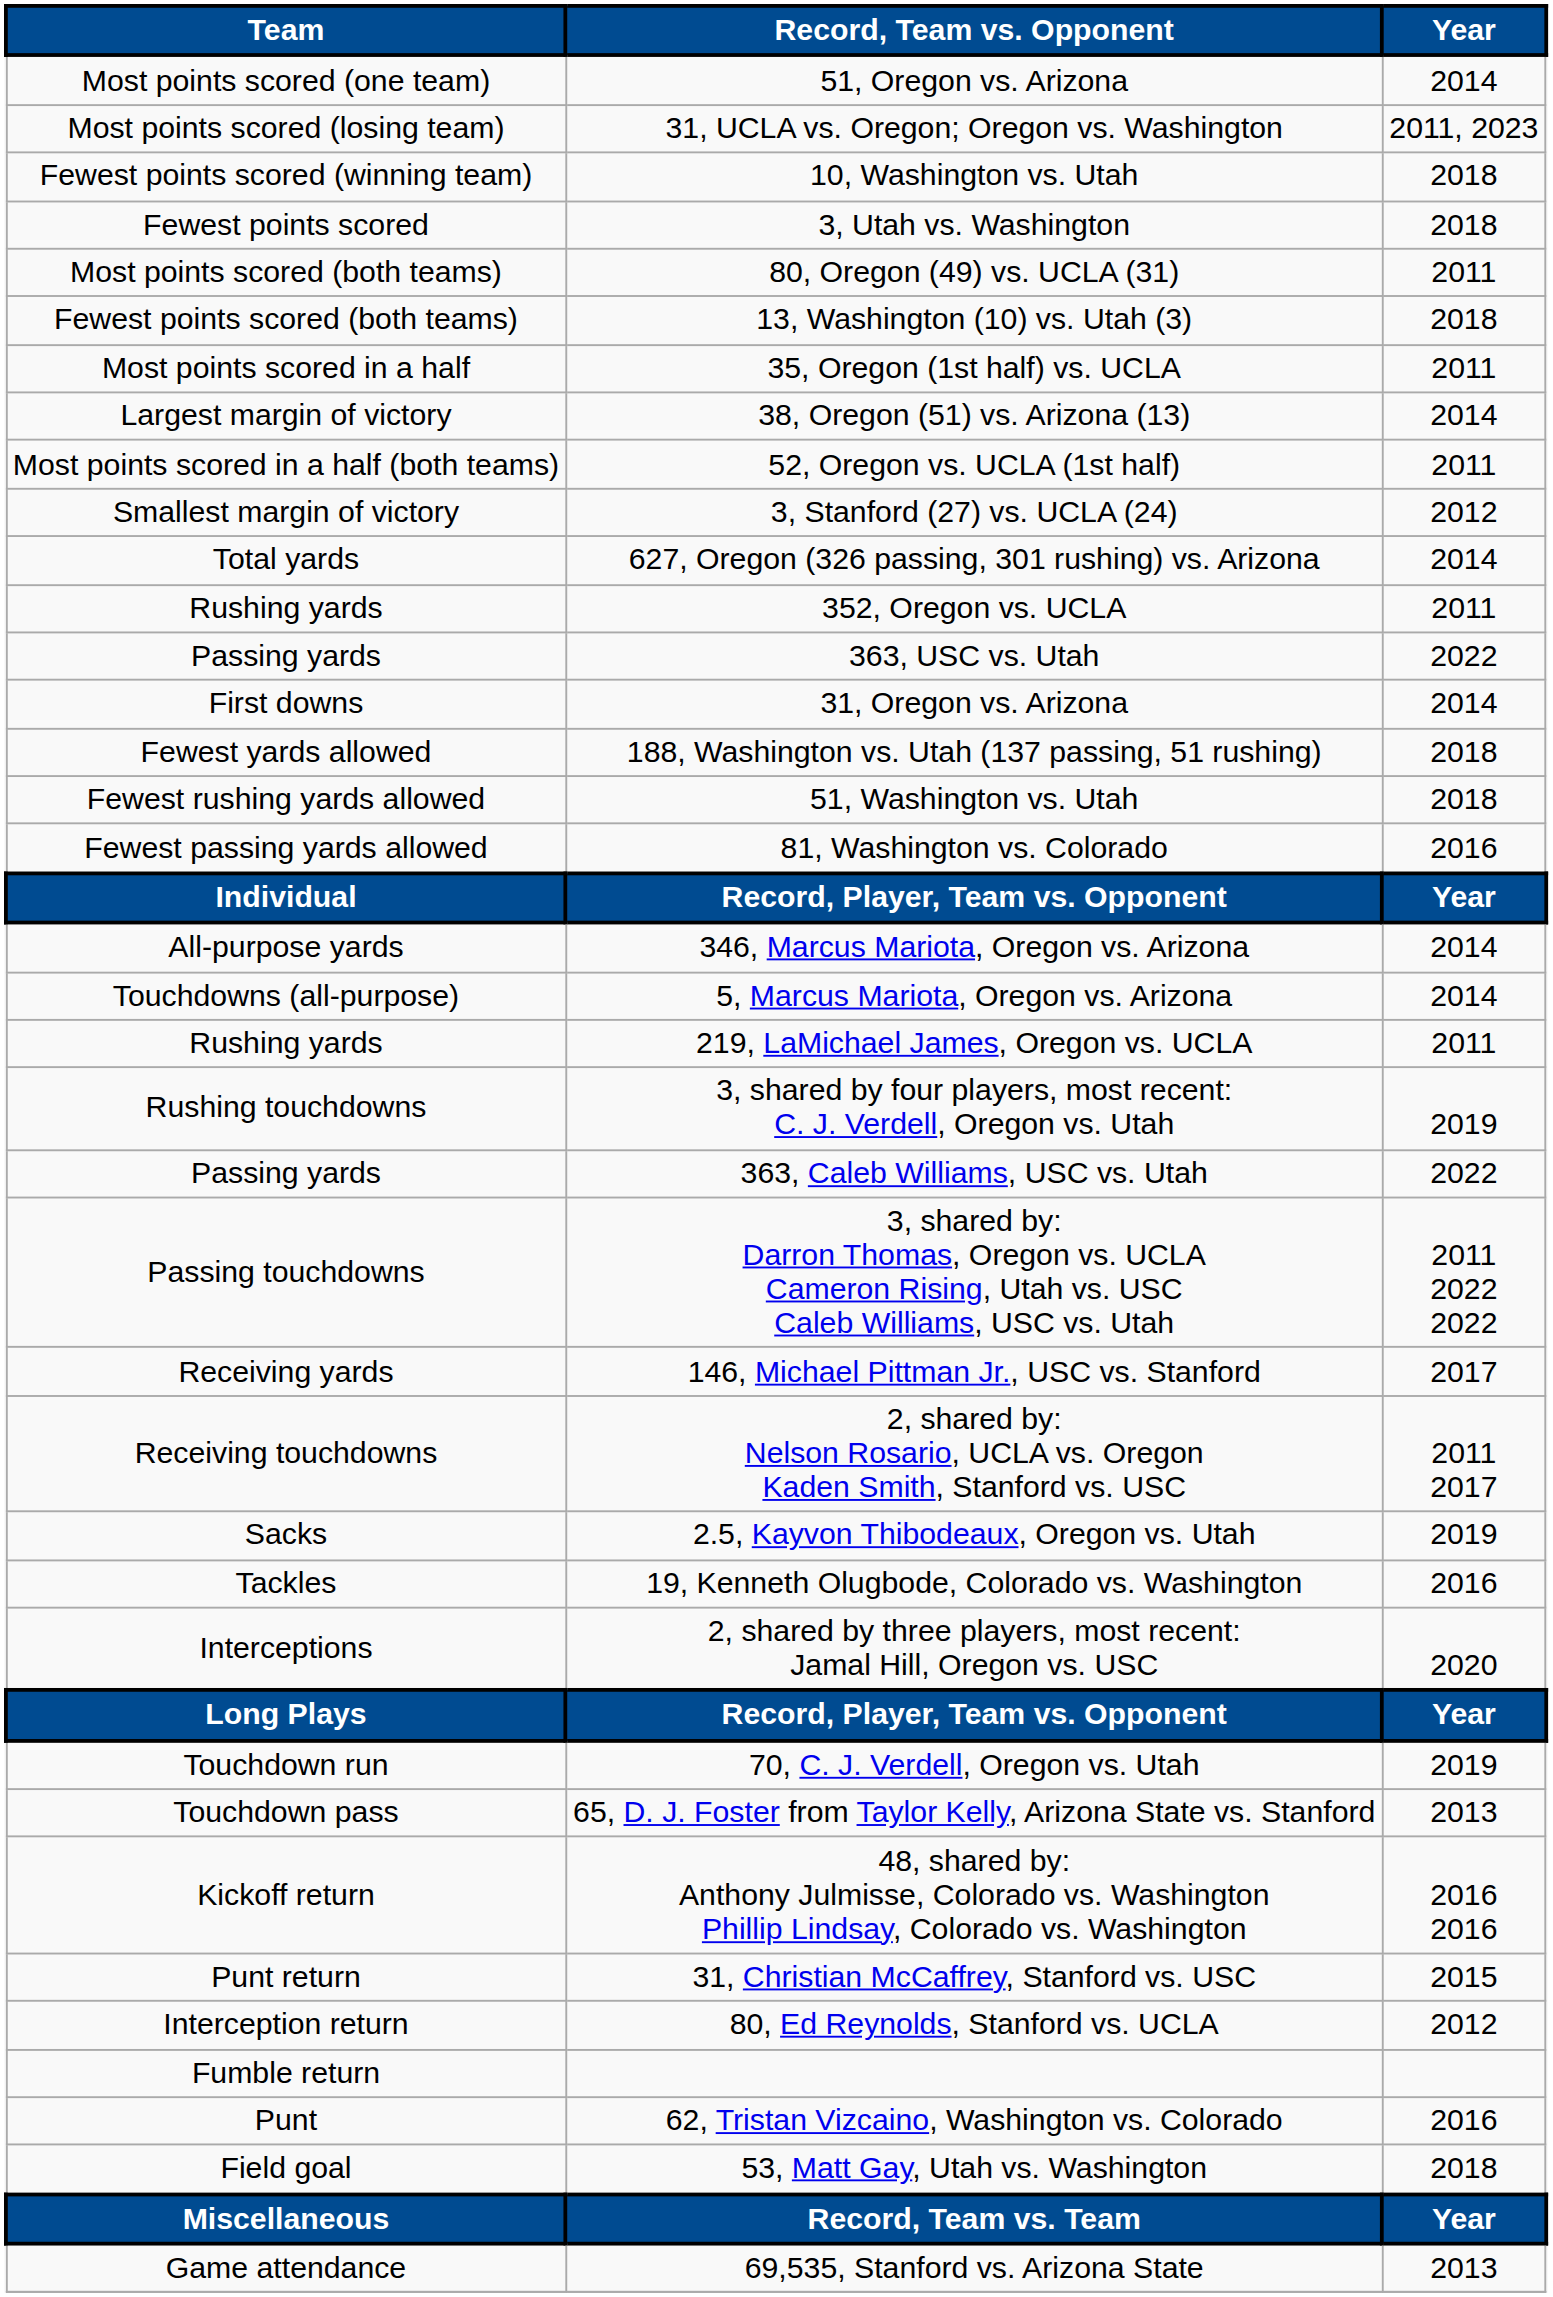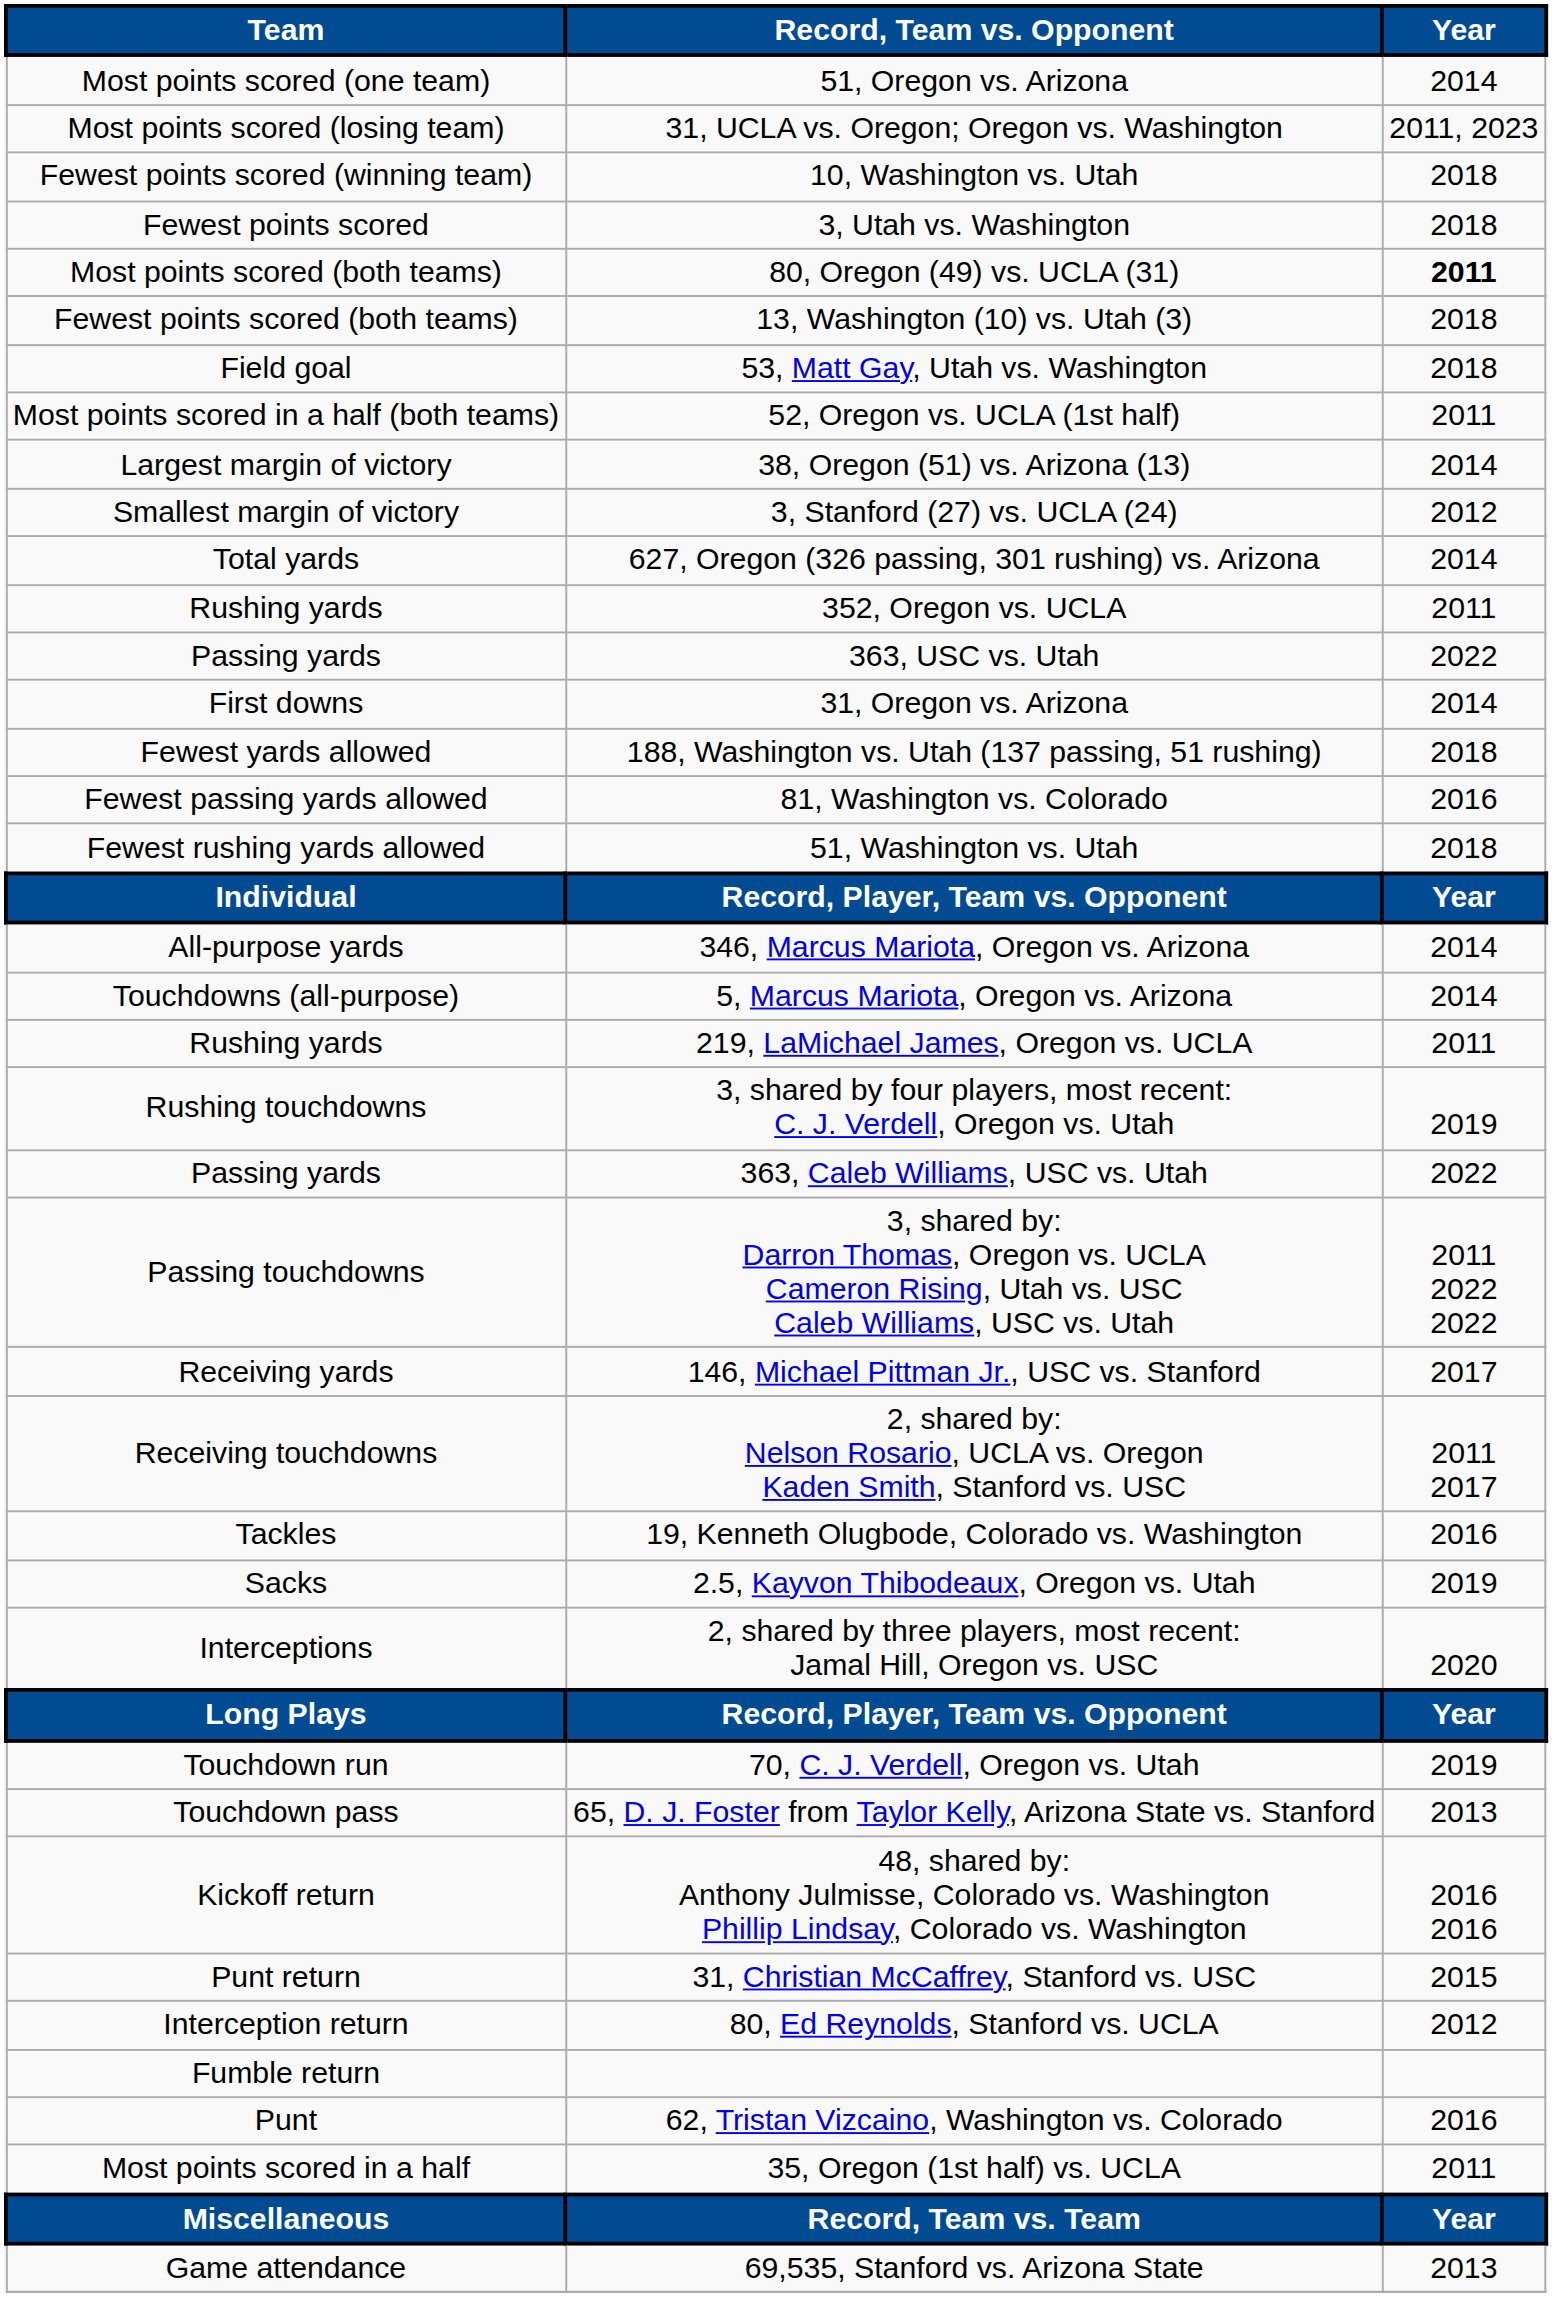(1464, 272) normal -> (1464, 272) bold
rows swapped: (286, 367) <-> (286, 2168)
rows swapped: (286, 463) <-> (286, 415)
rows swapped: (286, 799) <-> (286, 847)
rows swapped: (286, 1583) <-> (286, 1535)
